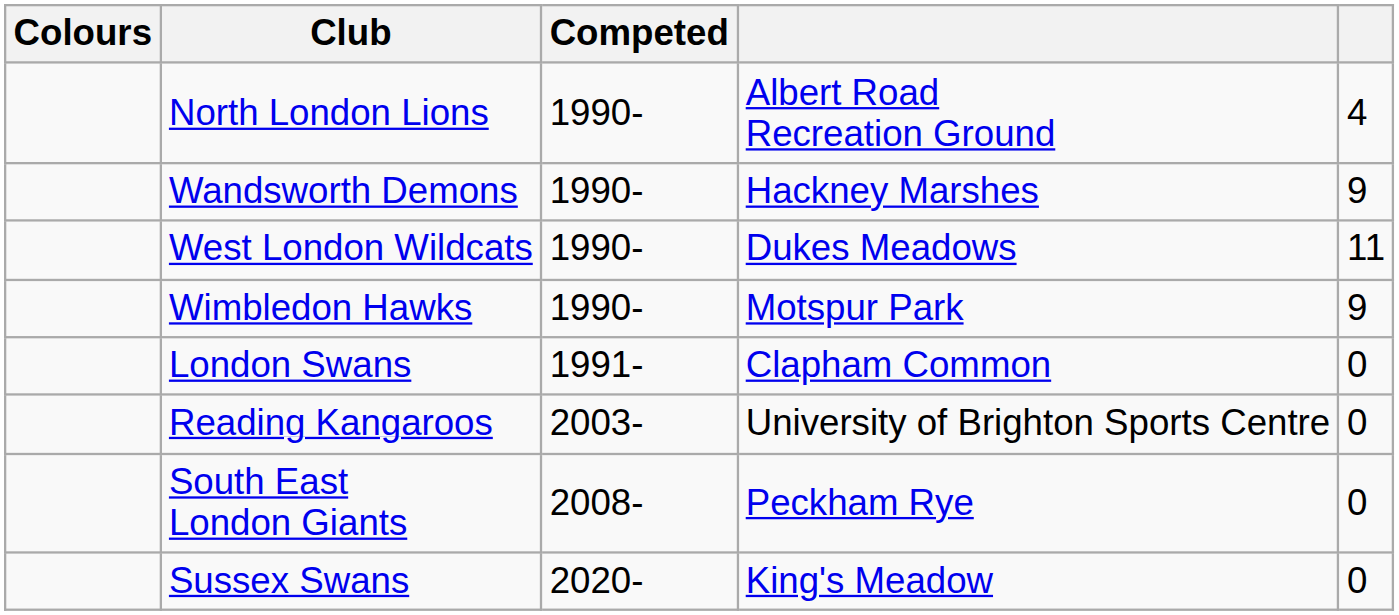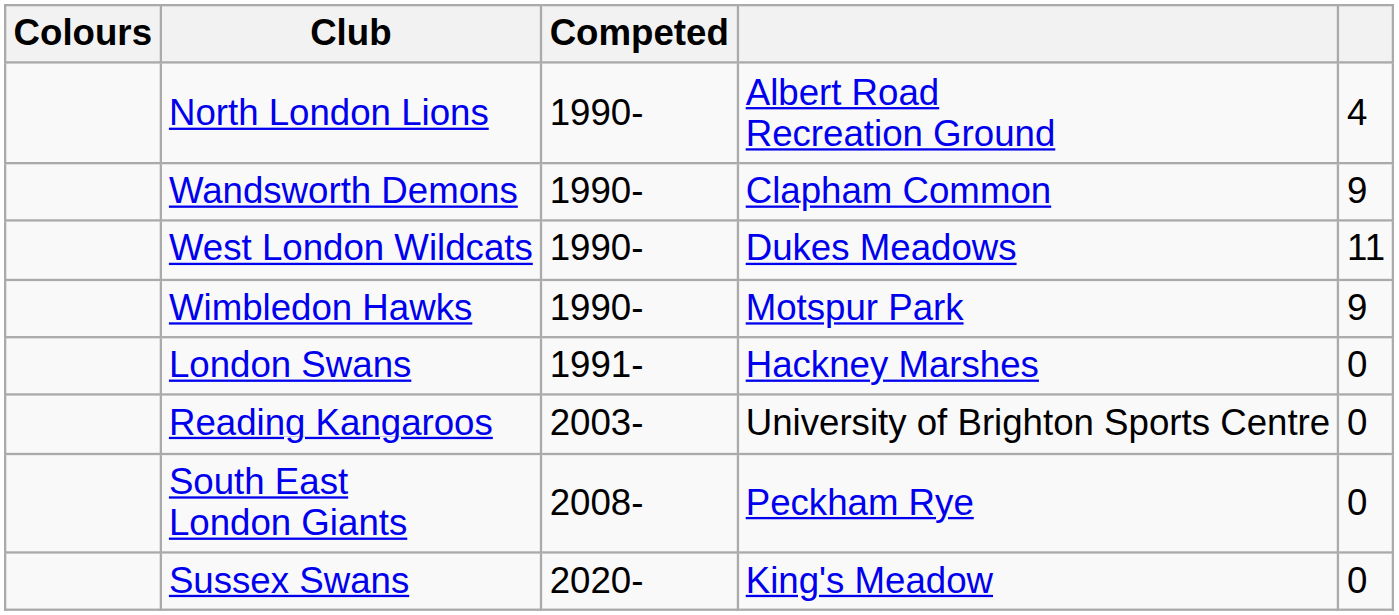(892, 190) Hackney Marshes -> (898, 190) Clapham Common
(898, 365) Clapham Common -> (892, 365) Hackney Marshes
